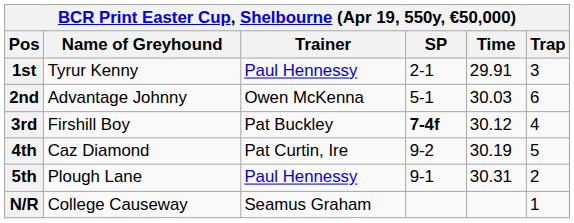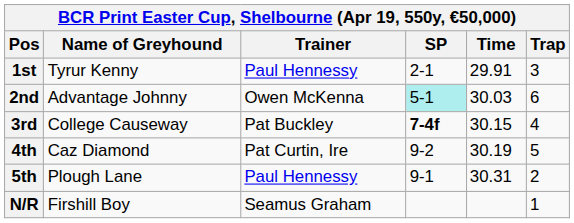(422, 97) no background -> (422, 97) paleturquoise background
(89, 124) Firshill Boy -> (118, 124) College Causeway
(491, 124) 30.12 -> (491, 124) 30.15
(118, 204) College Causeway -> (89, 204) Firshill Boy
